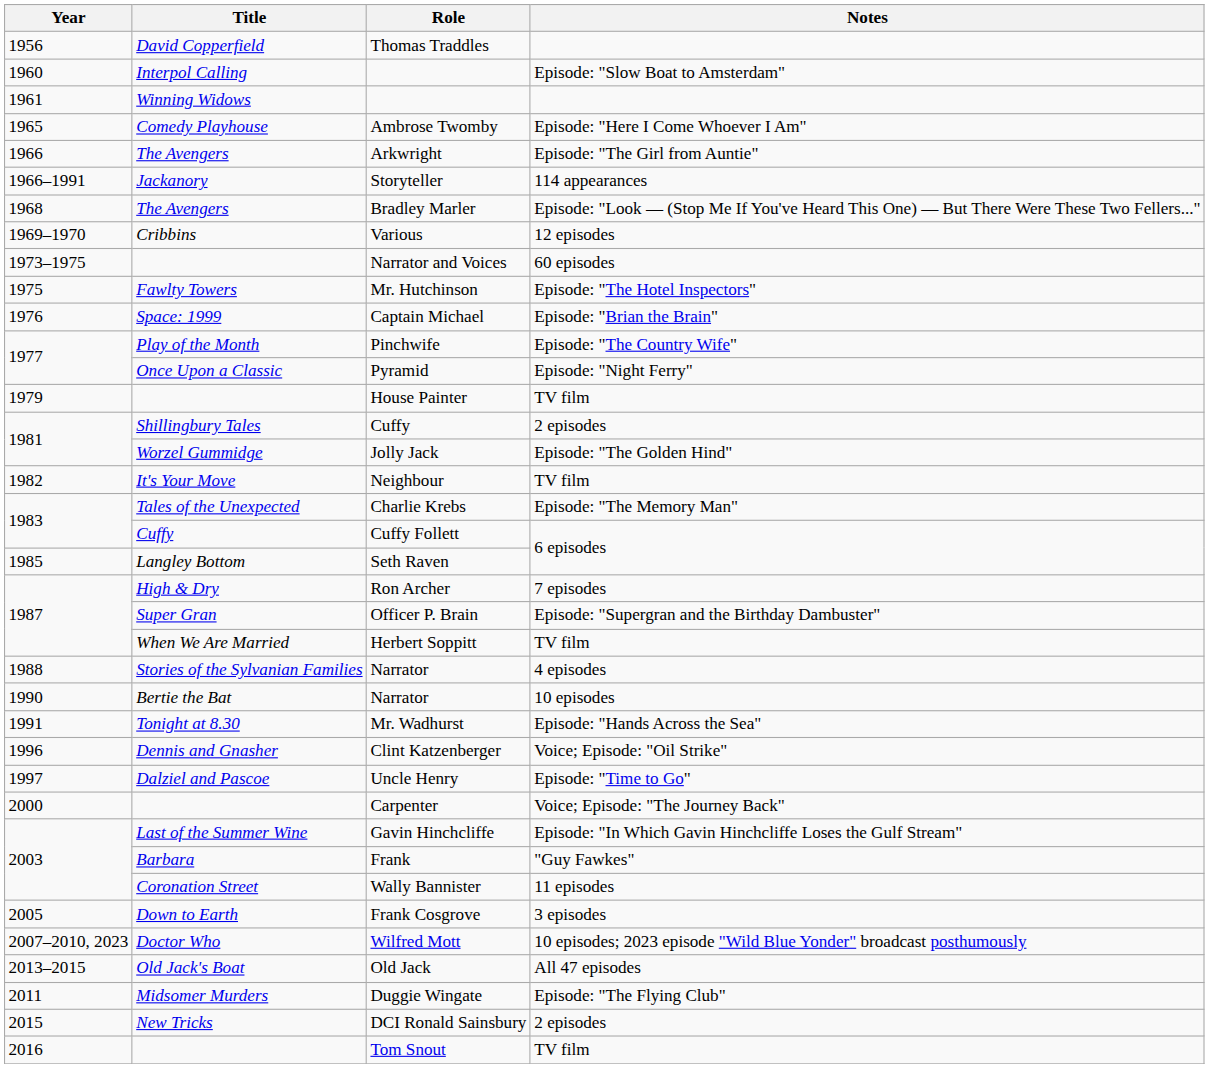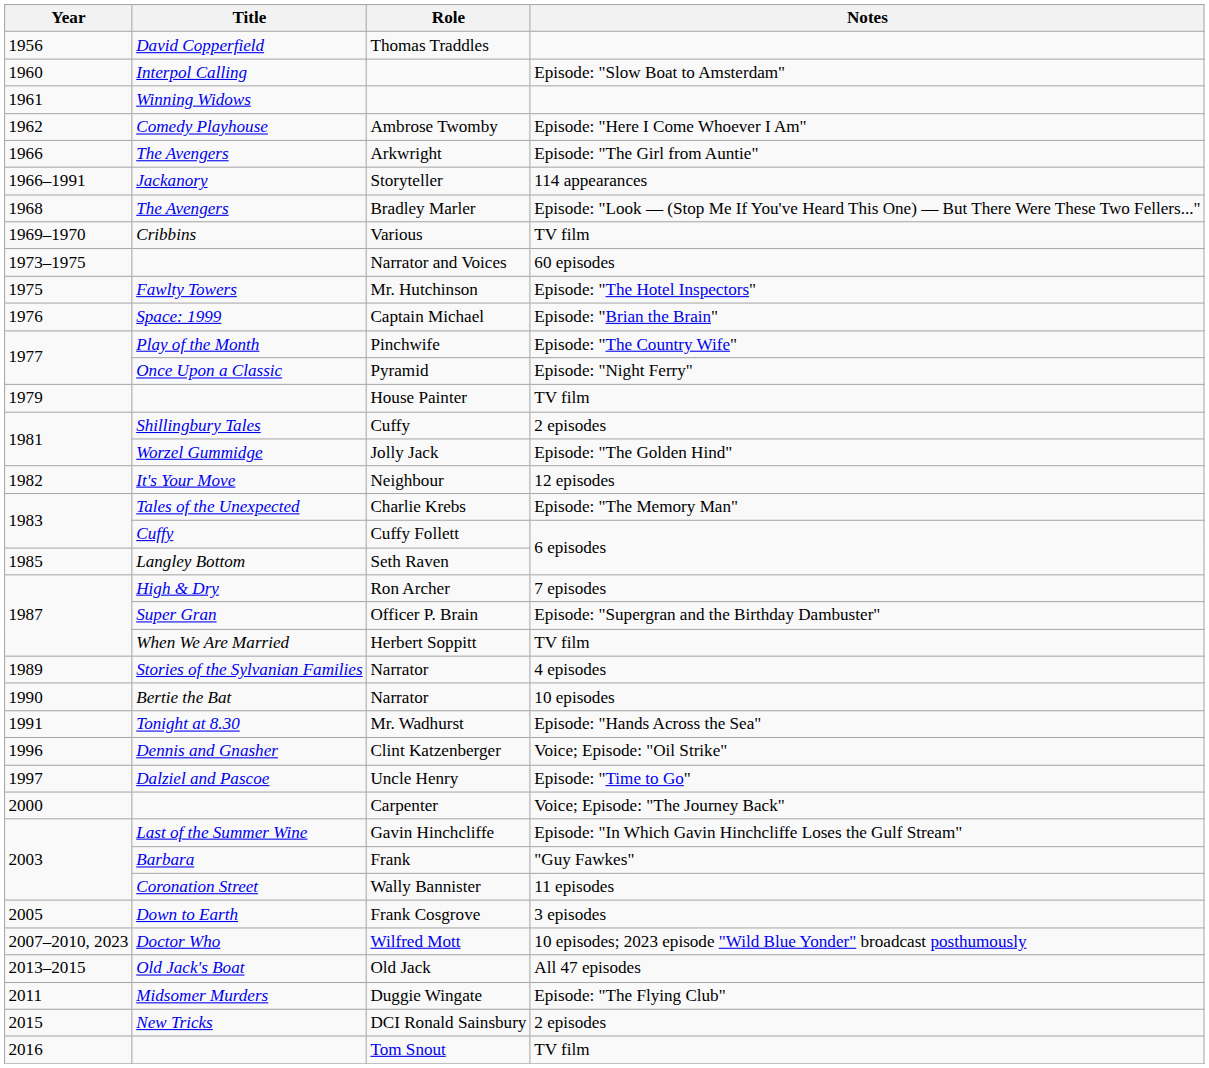(26, 126) 1965 -> (26, 126) 1962
(575, 235) 12 episodes -> (562, 235) TV film
(562, 479) TV film -> (575, 479) 12 episodes
(26, 669) 1988 -> (26, 669) 1989
